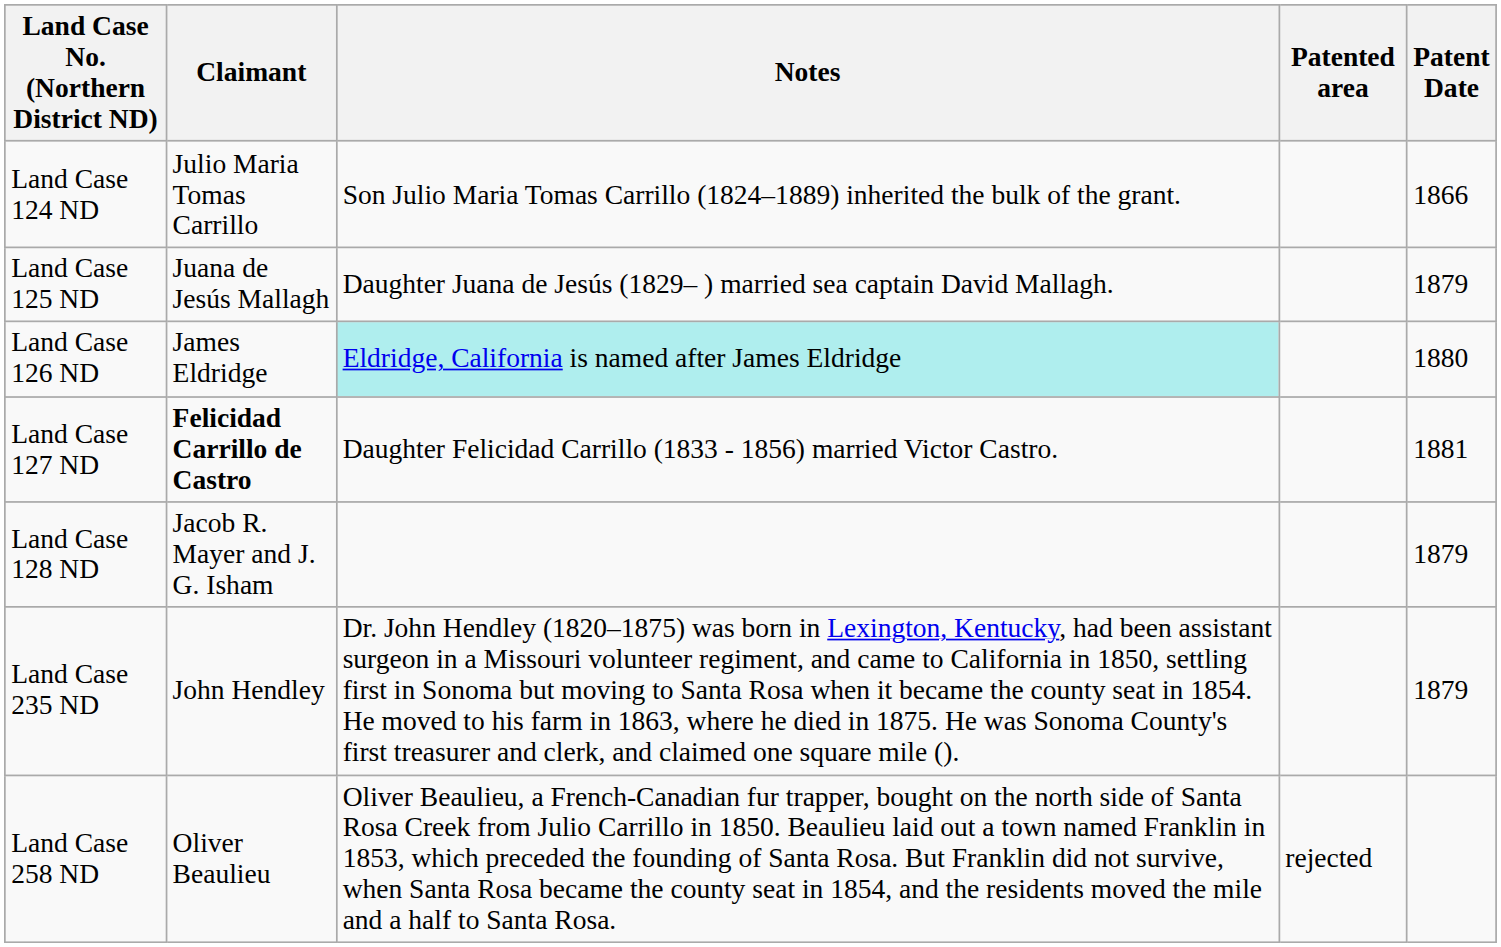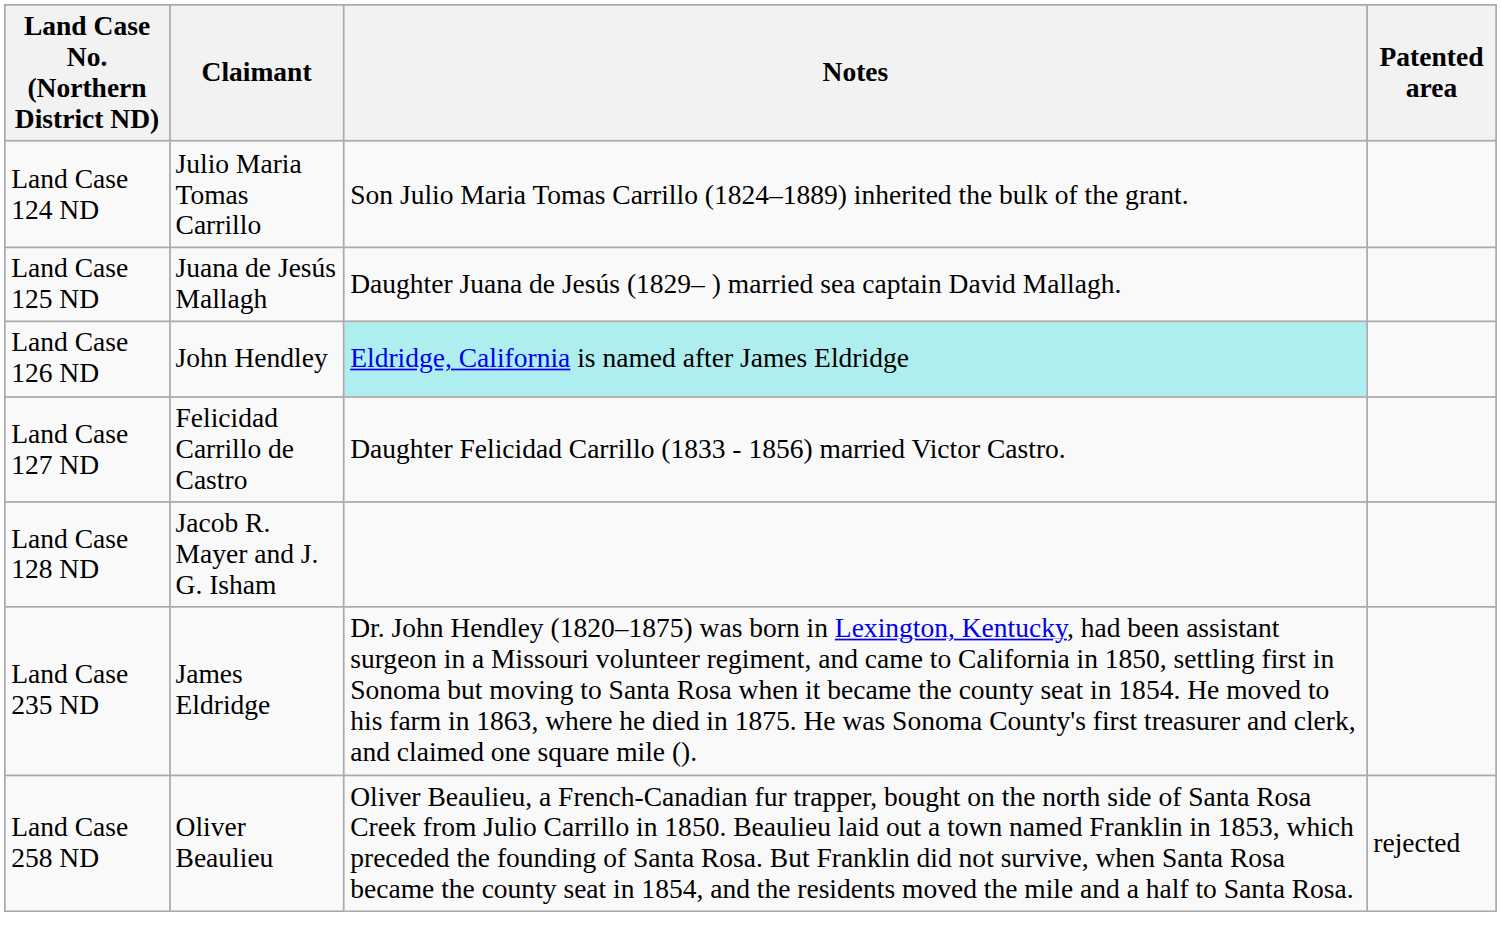- column: (1452, 72)
(220, 358) James Eldridge -> (252, 358) John Hendley
(237, 448) bold -> (235, 448) normal
(249, 690) John Hendley -> (223, 690) James Eldridge
